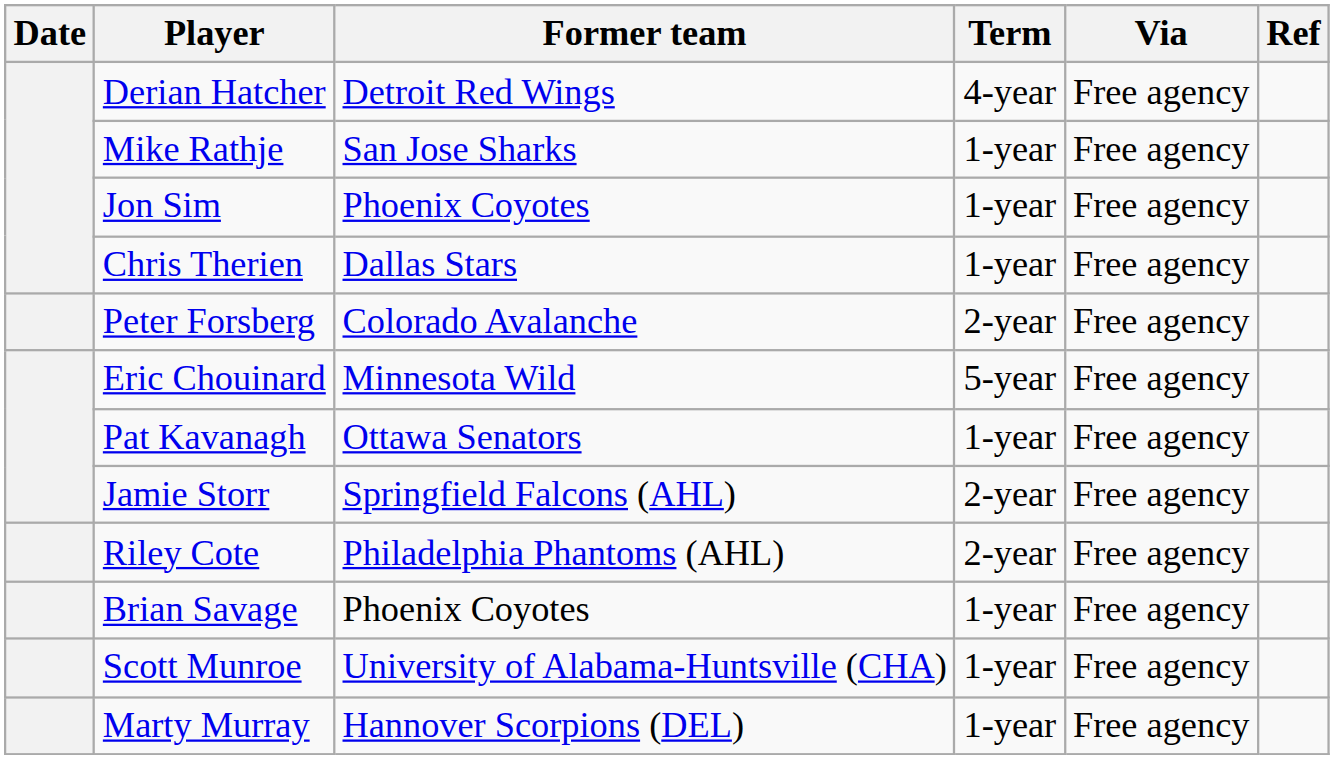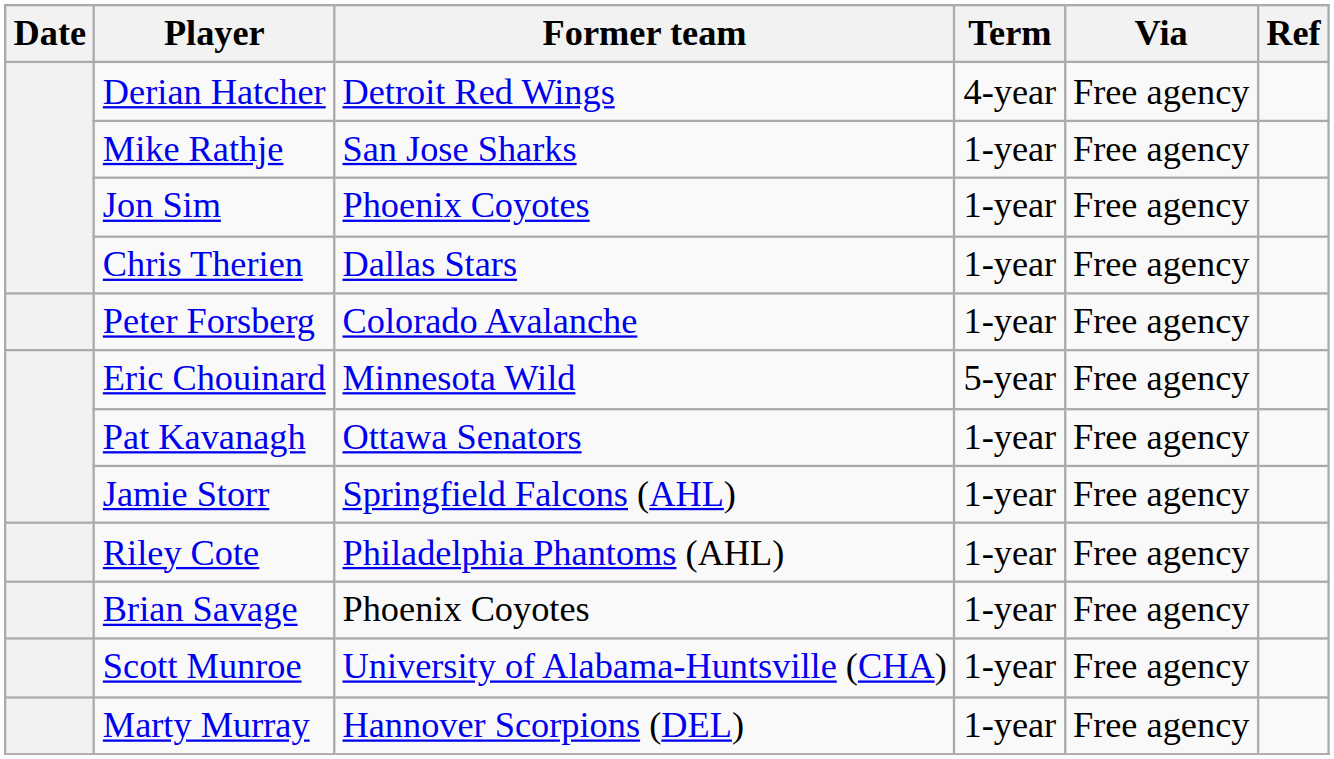(1010, 321) 2-year -> (1010, 321) 1-year
(1010, 494) 2-year -> (1010, 494) 1-year
(1010, 551) 2-year -> (1010, 551) 1-year
